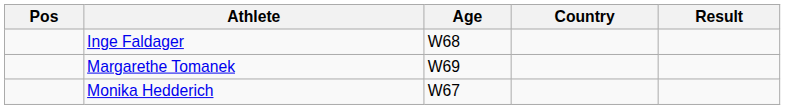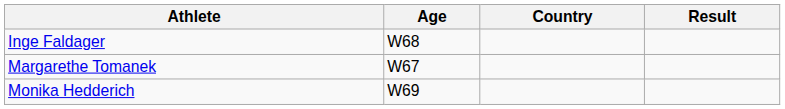- column: (44, 16)
(444, 66) W69 -> (403, 66) W67
(444, 91) W67 -> (403, 91) W69
